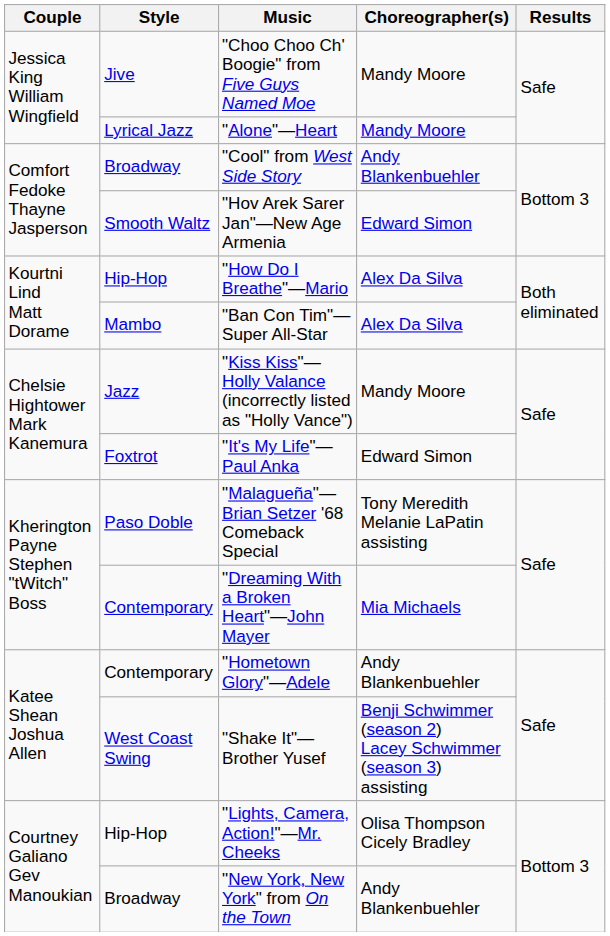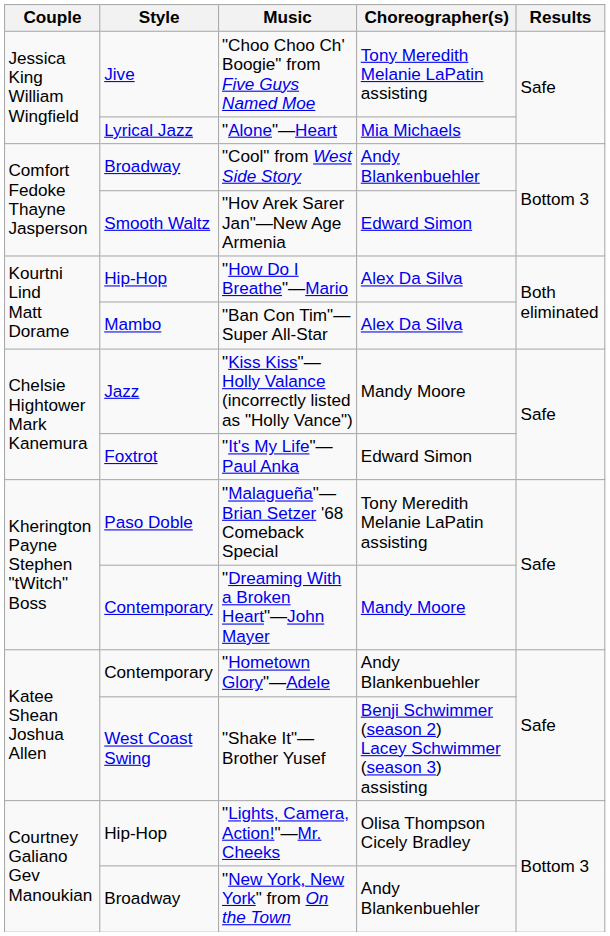(413, 74) Mandy Moore -> (422, 74) Tony Meredith Melanie LaPatin assisting
(413, 130) Mandy Moore -> (411, 130) Mia Michaels
(411, 607) Mia Michaels -> (413, 607) Mandy Moore
